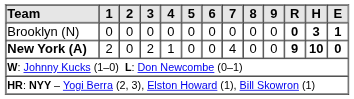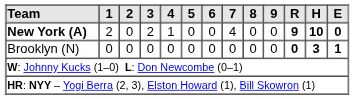rows swapped: (47, 49) <-> (43, 31)
